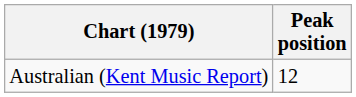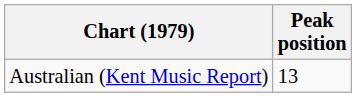(288, 75) 12 -> (288, 75) 13
